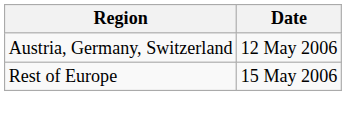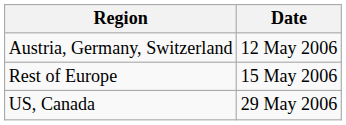+ row: (52, 104)
